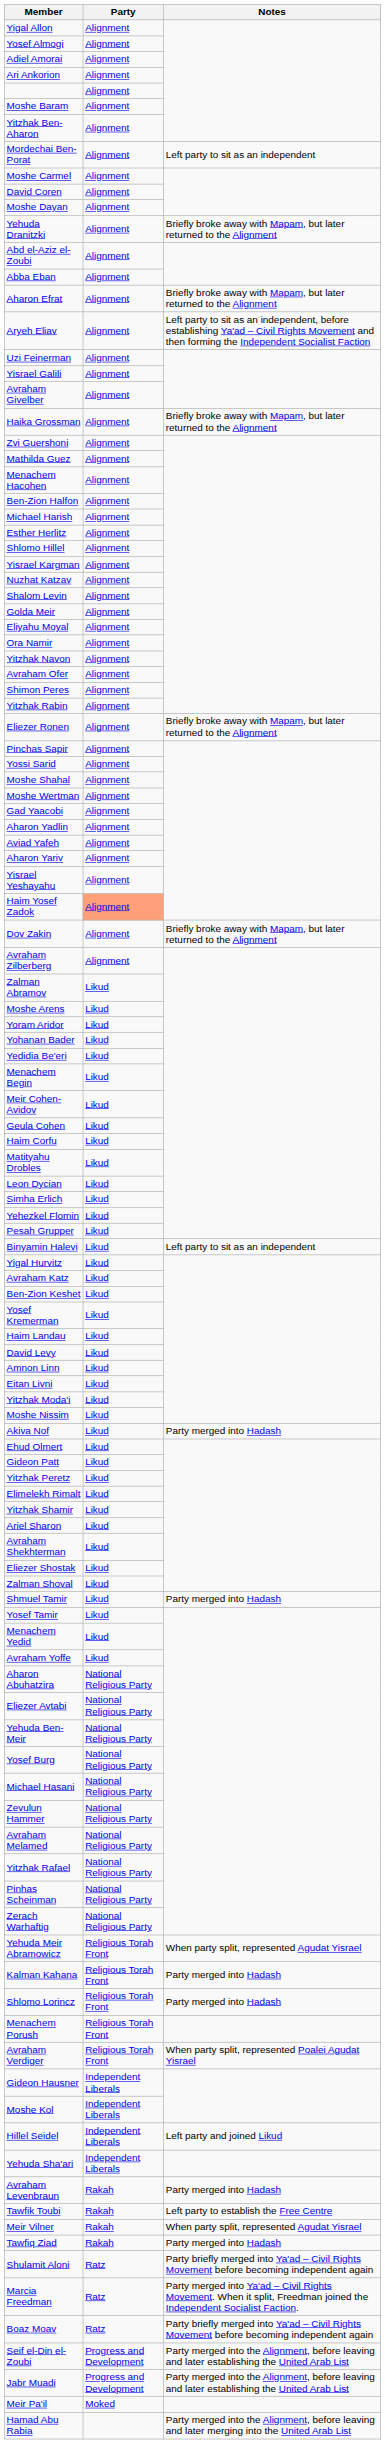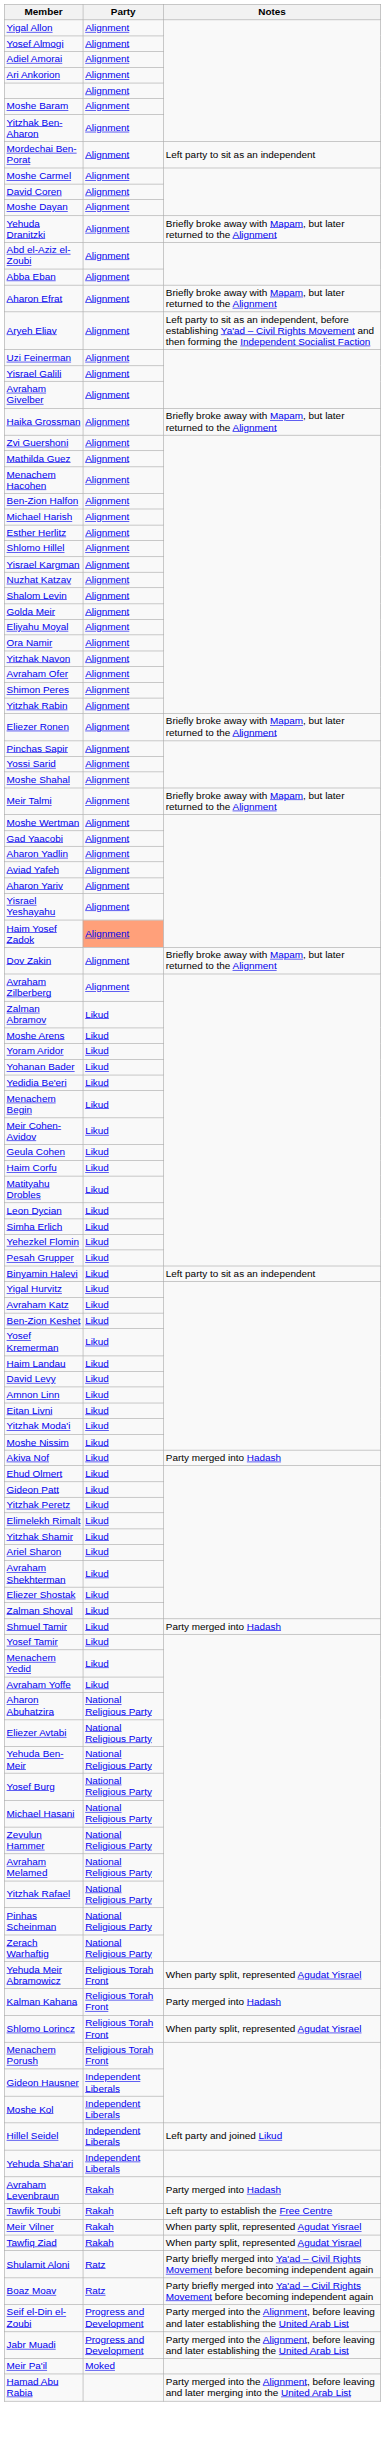+ row: (29, 801)
(223, 2002) Party merged into Hadash -> (264, 2028) When party split, represented Agudat Yisrael
- row: (26, 2055)
(223, 2243) Party merged into Hadash -> (264, 2243) When party split, represented Agudat Yisrael
- row: (29, 2296)
